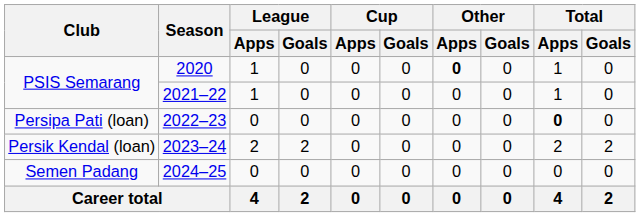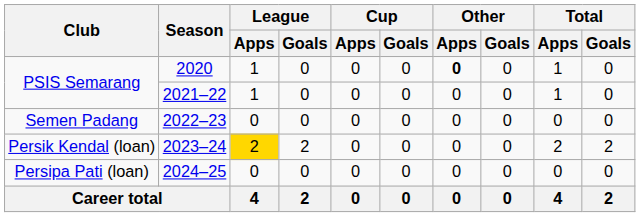(82, 120) Persipa Pati (loan) -> (82, 120) Semen Padang
(558, 120) bold -> (558, 120) normal
(254, 146) no background -> (254, 146) gold background
(82, 172) Semen Padang -> (82, 172) Persipa Pati (loan)
